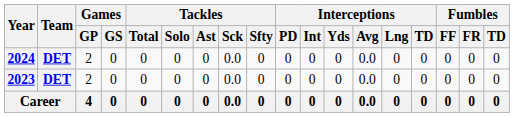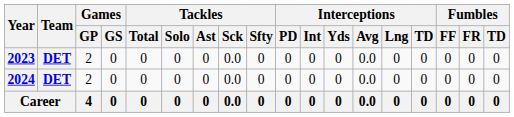rows swapped: (21, 79) <-> (21, 58)
